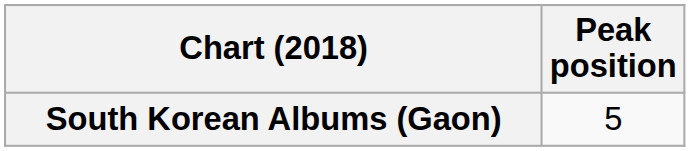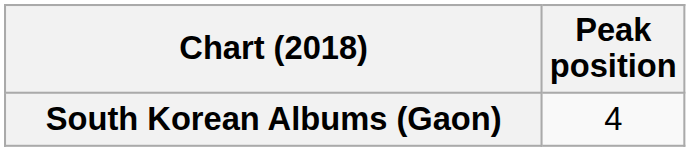(613, 118) 5 -> (613, 118) 4
